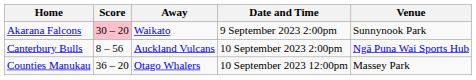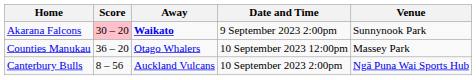(152, 30) normal -> (154, 30) bold
rows swapped: (49, 65) <-> (45, 48)
